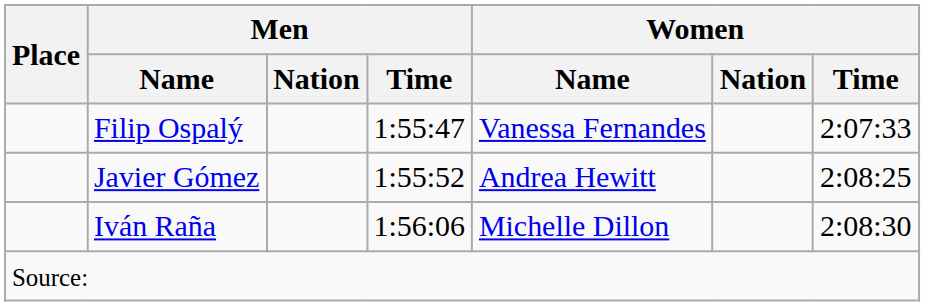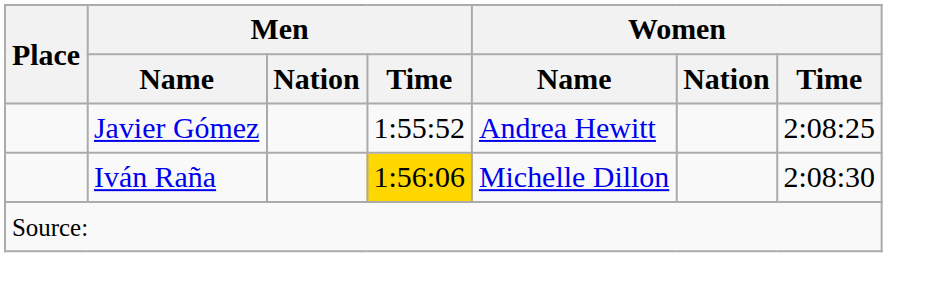- row: (168, 128)
(419, 226) no background -> (419, 177) gold background
